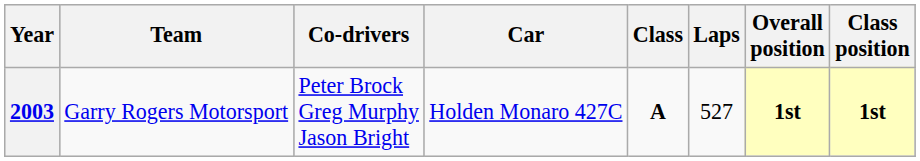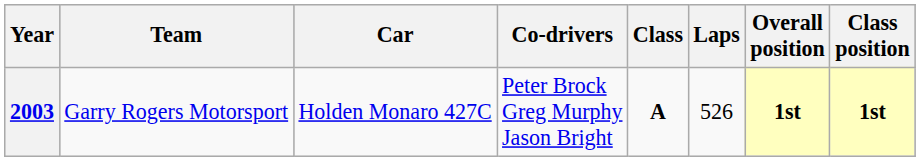columns swapped: (359, 36) <-> (526, 36)
(717, 111) 527 -> (717, 111) 526
